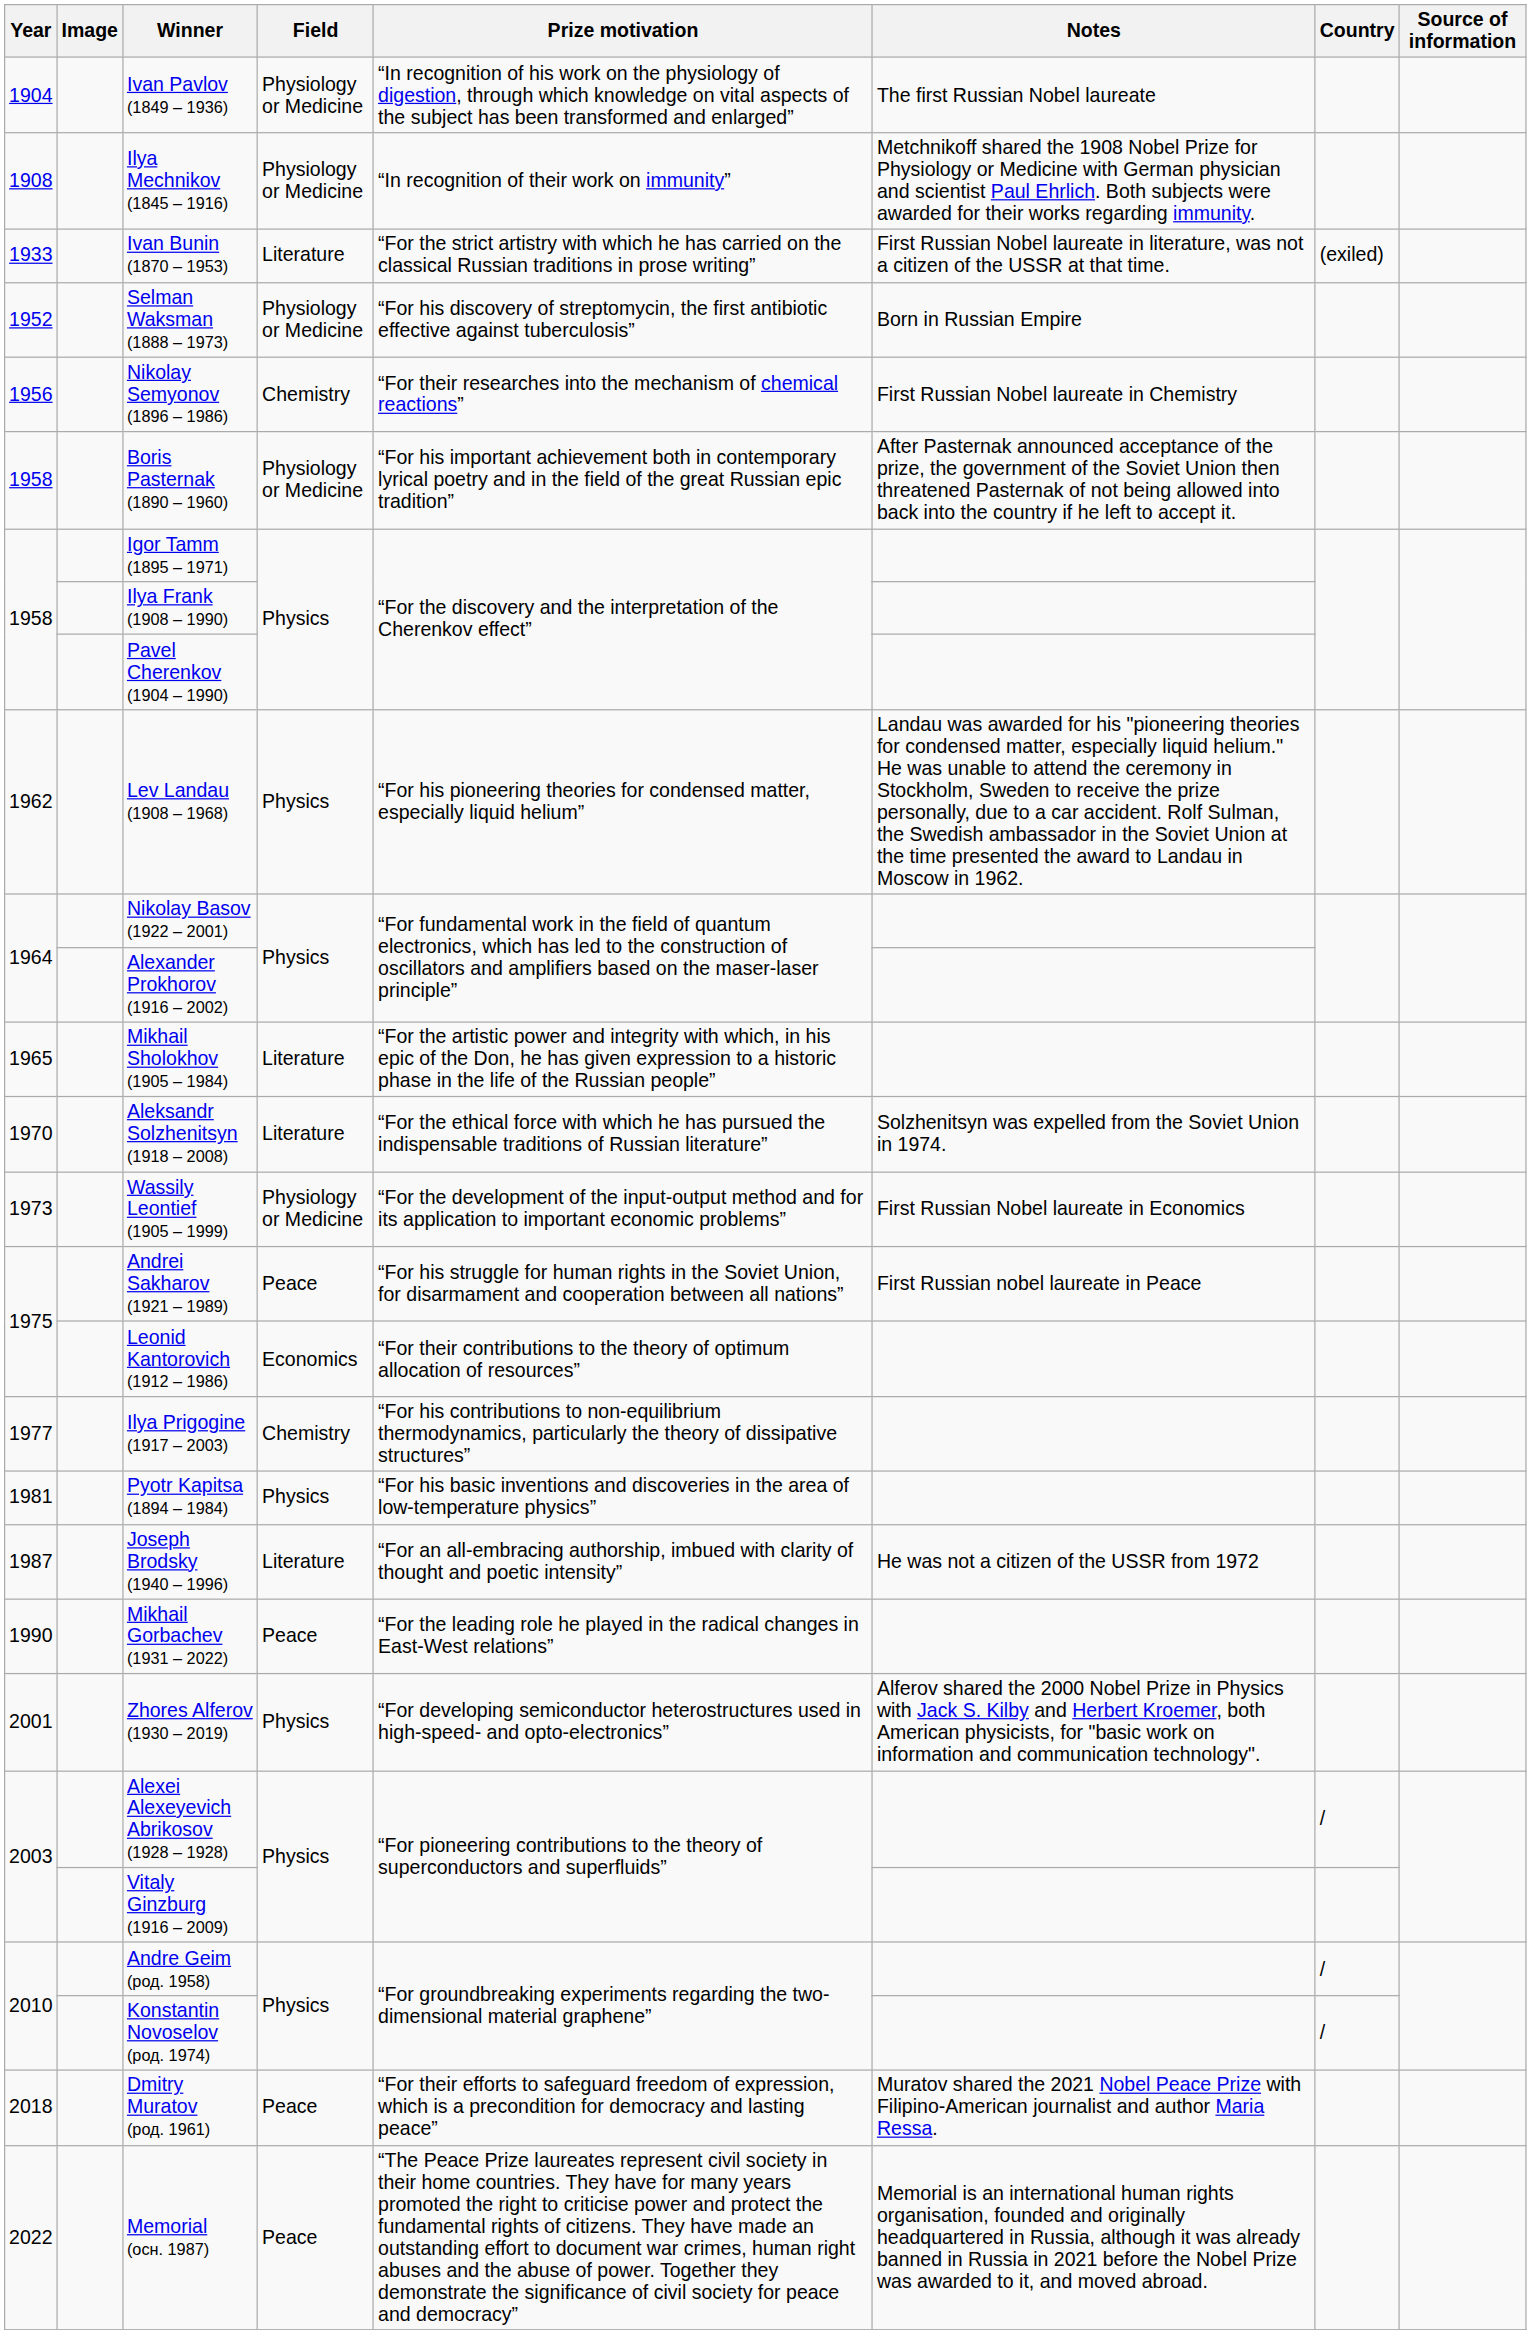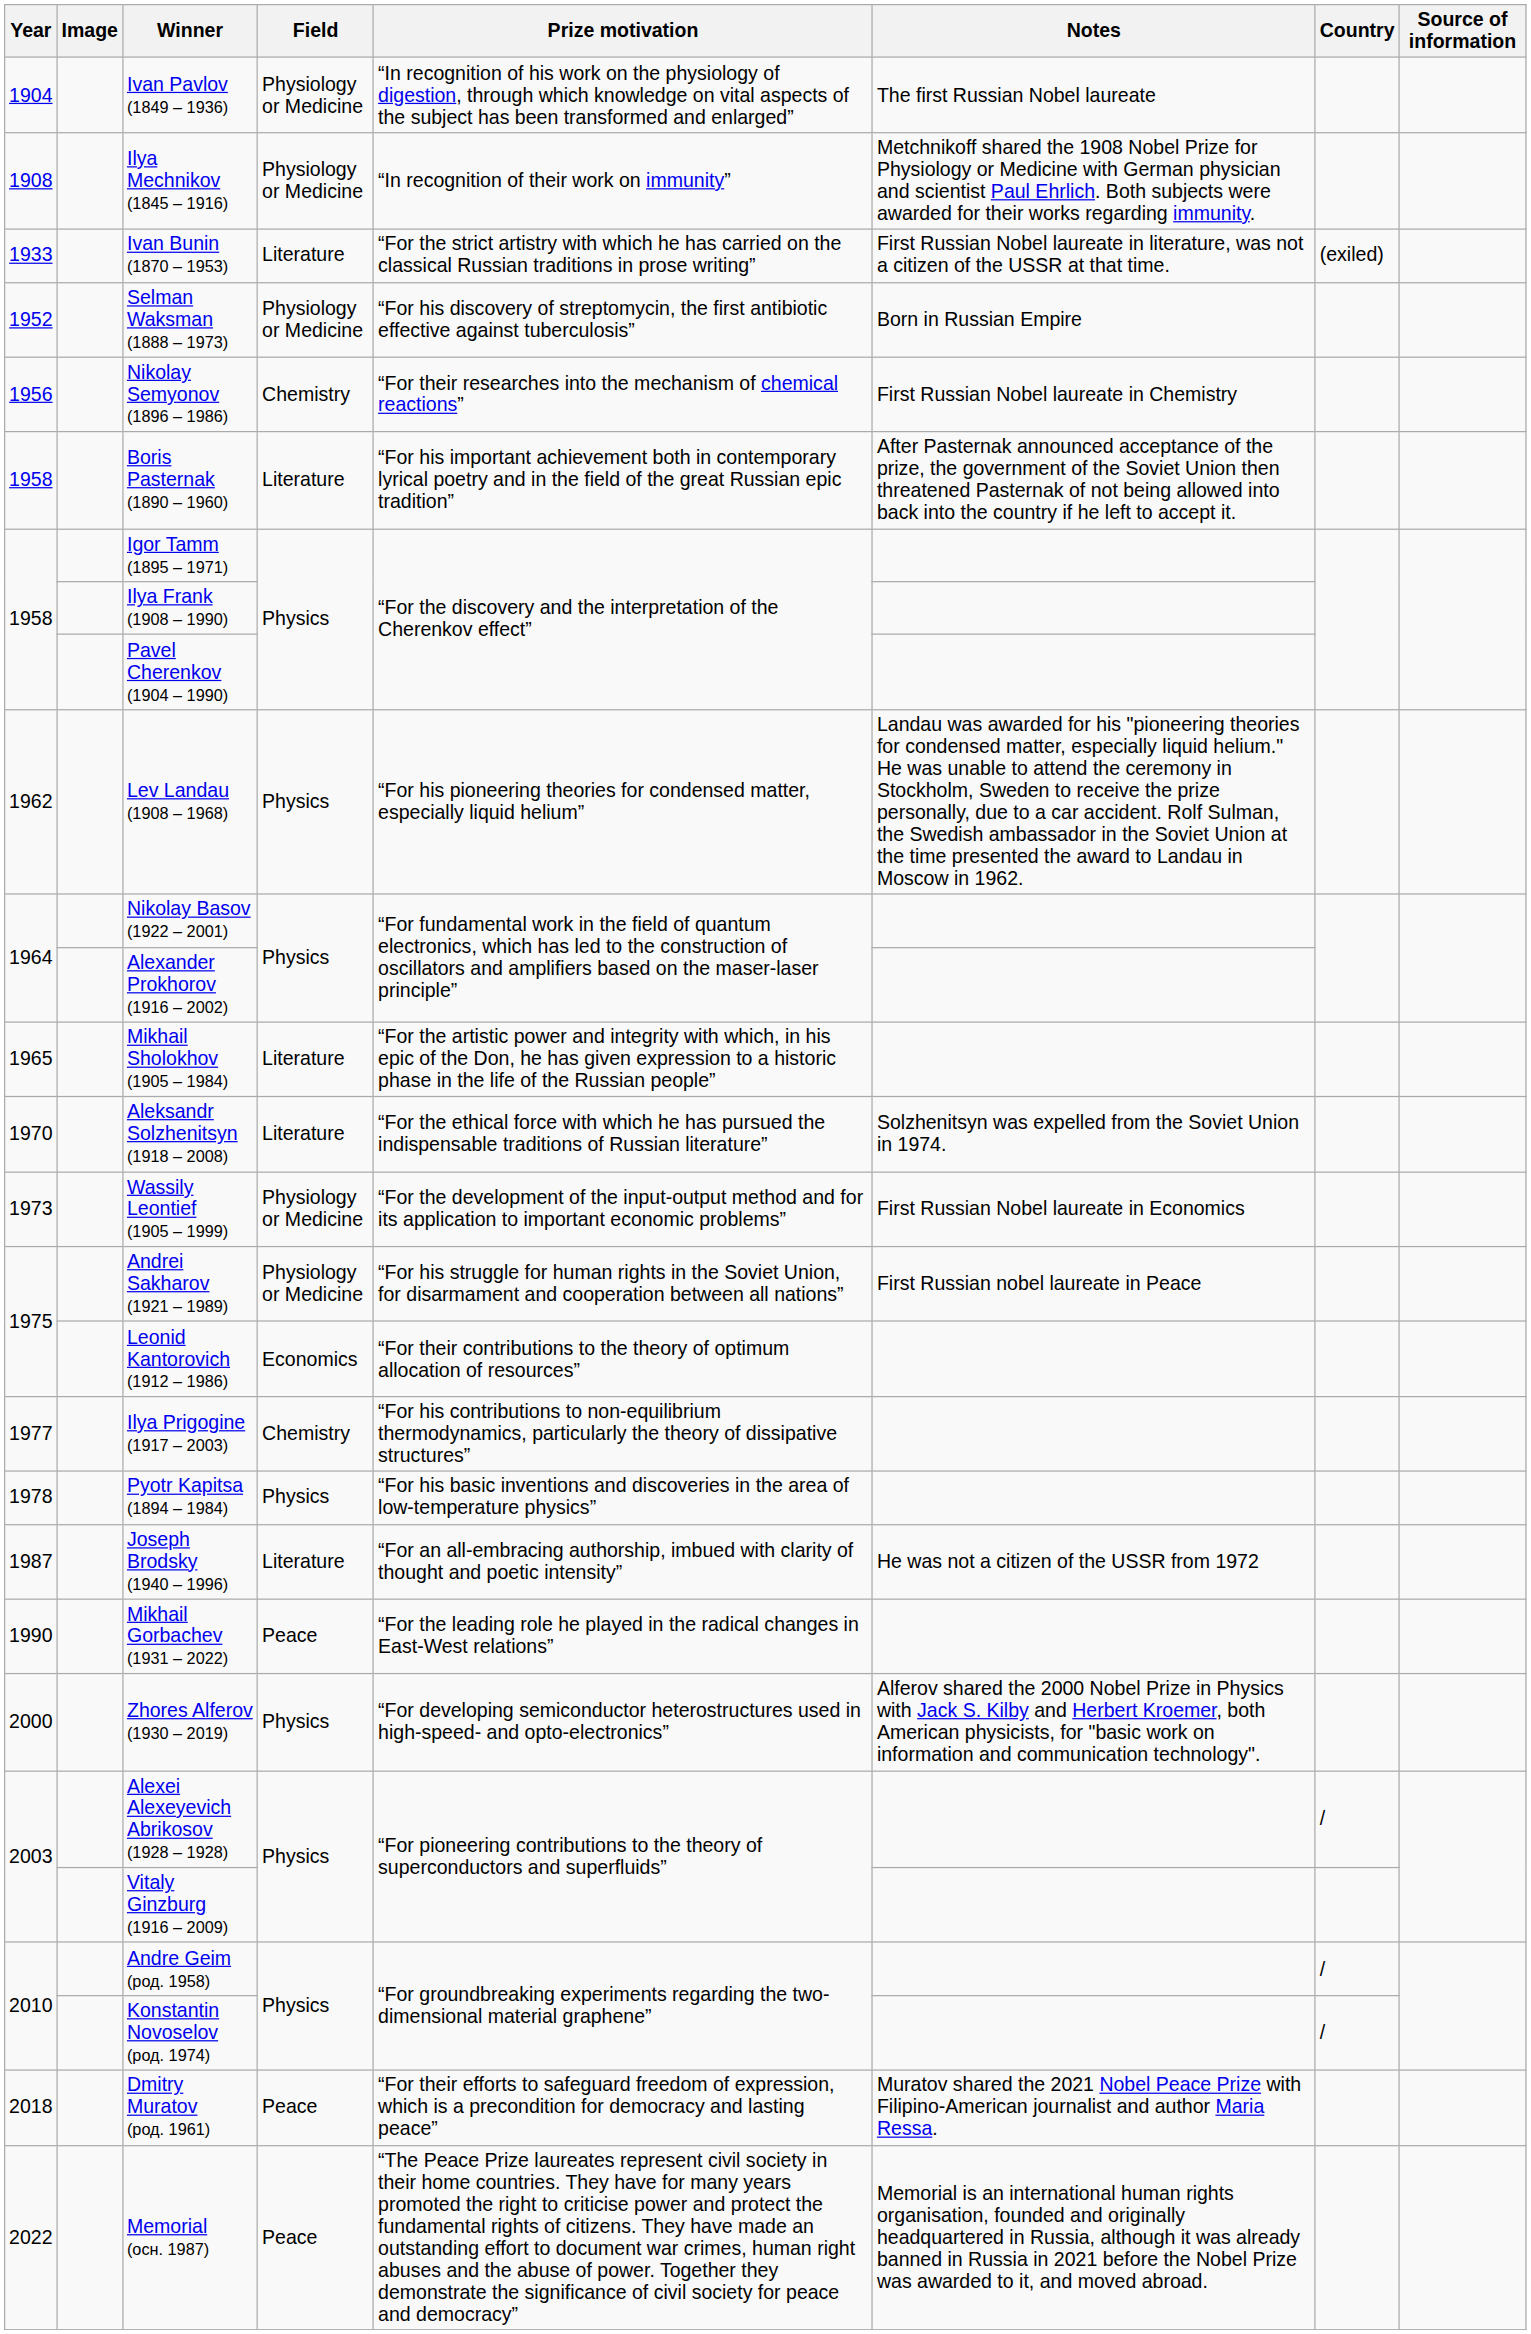(313, 480) Physiology or Medicine -> (303, 480) Literature
(290, 1283) Peace -> (313, 1283) Physiology or Medicine
(31, 1497) 1981 -> (31, 1497) 1978
(31, 1722) 2001 -> (31, 1722) 2000
